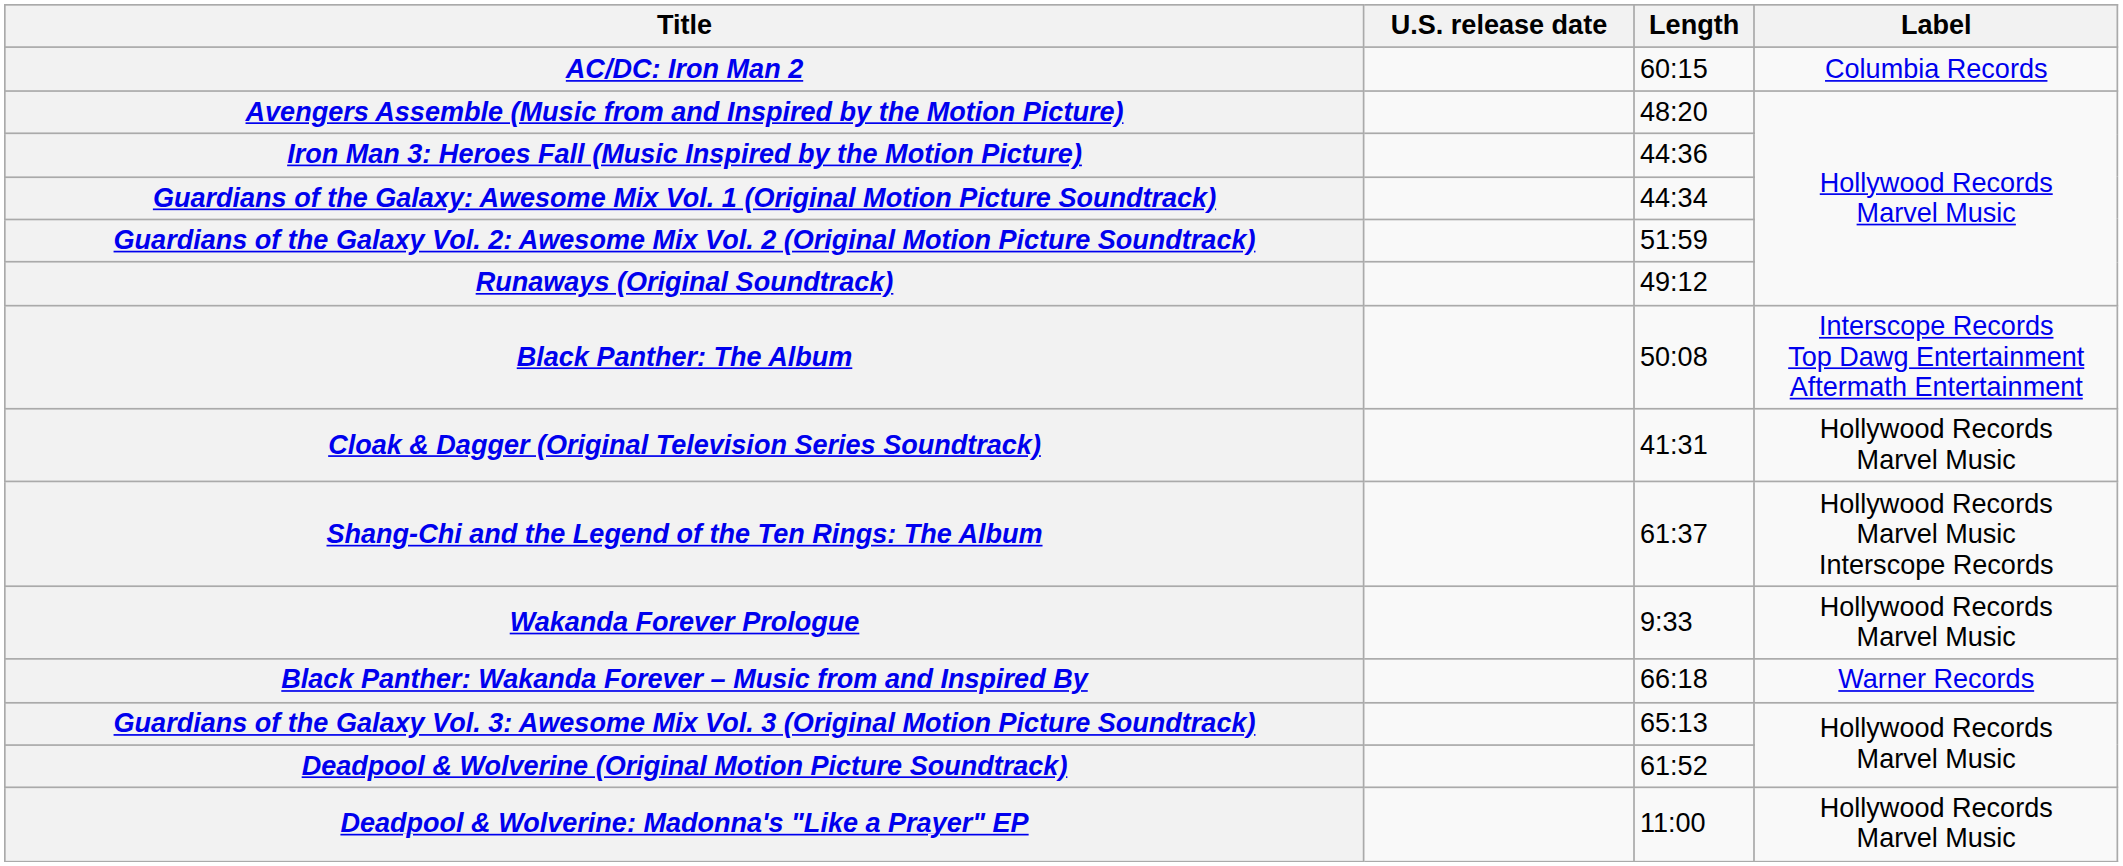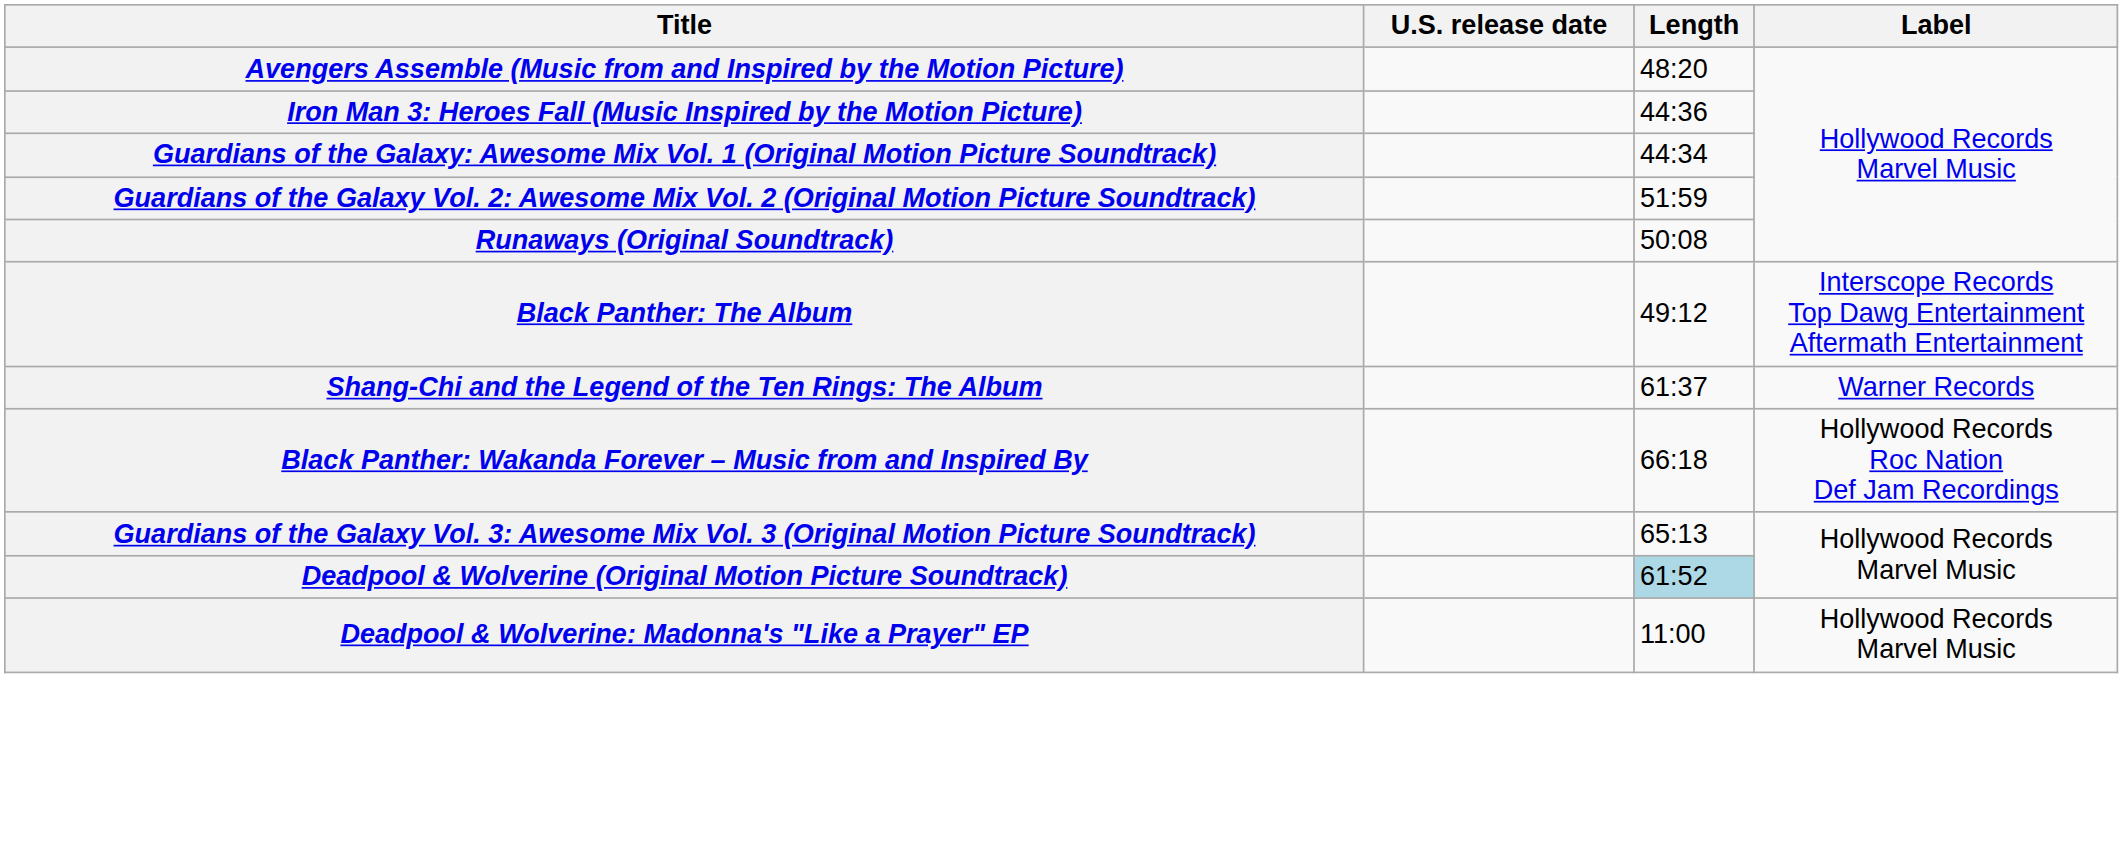- row: (685, 68)
(1674, 283) 49:12 -> (1674, 240) 50:08
(1674, 356) 50:08 -> (1674, 313) 49:12
- row: (685, 445)
(1936, 533) Hollywood Records Marvel Music Interscope Records -> (1936, 386) Warner Records
- row: (685, 622)
(1936, 680) Warner Records -> (1936, 460) Hollywood Records Roc Nation Def Jam Recordings
(1674, 765) no background -> (1674, 576) lightblue background
